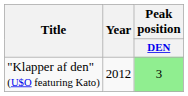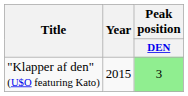(118, 74) 2012 -> (118, 74) 2015
